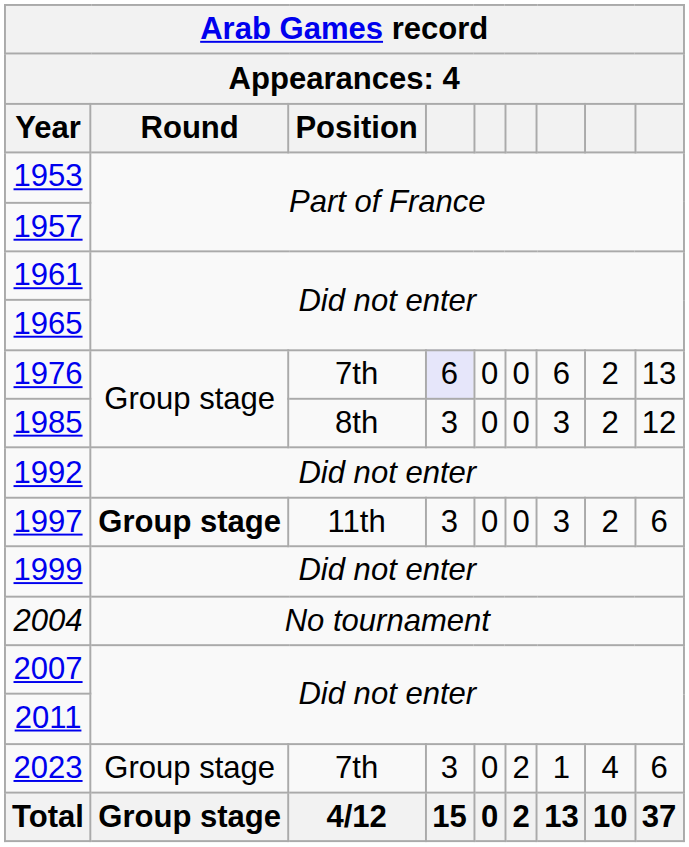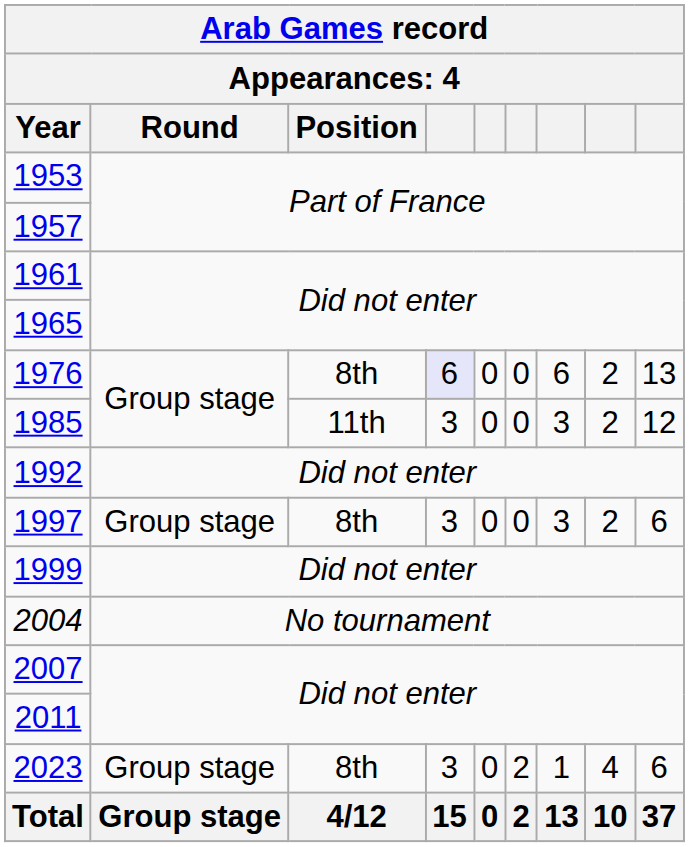(357, 373) 7th -> (357, 373) 8th
(357, 422) 8th -> (357, 422) 11th
(190, 521) bold -> (190, 521) normal
(357, 521) 11th -> (357, 521) 8th
(357, 767) 7th -> (357, 767) 8th
